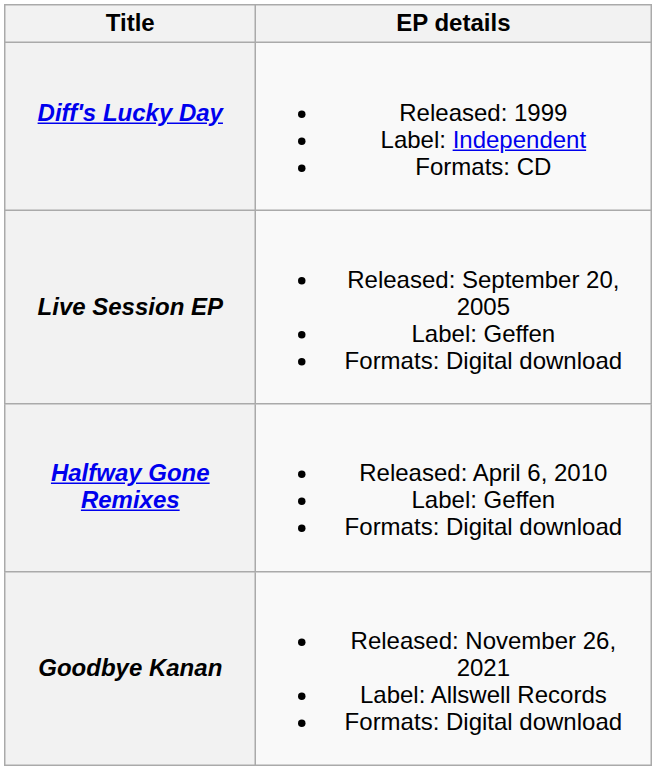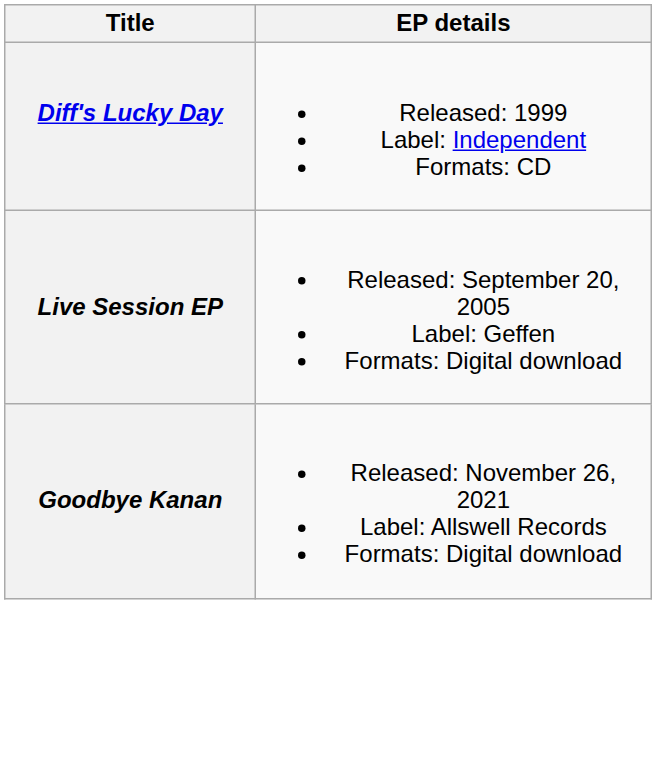- row: (130, 487)
